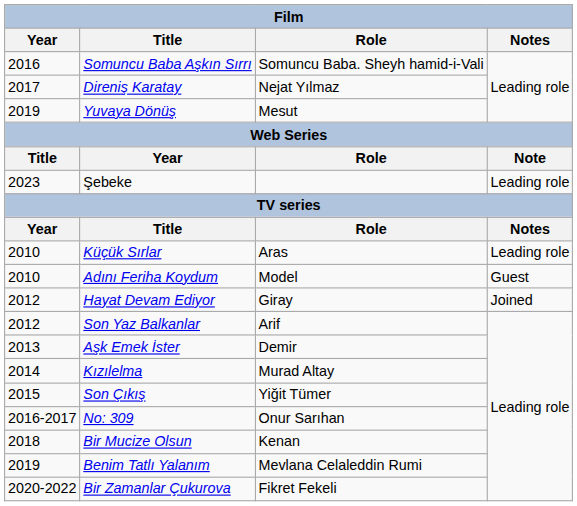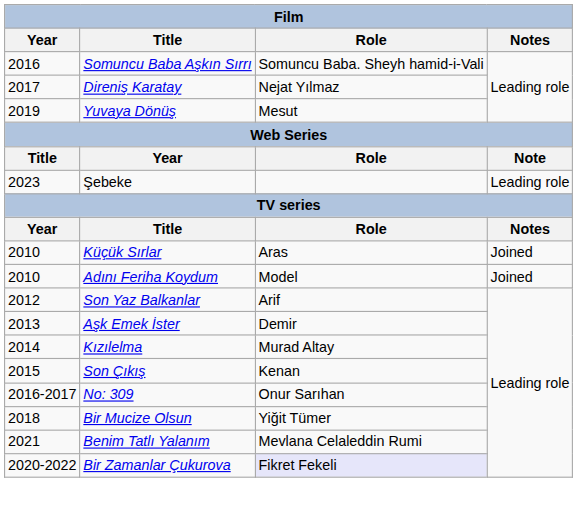(530, 252) Leading role -> (512, 252) Joined
(510, 276) Guest -> (512, 276) Joined
- row: (149, 300)
(295, 394) Yiğit Tümer -> (279, 371) Kenan
(279, 441) Kenan -> (295, 418) Yiğit Tümer
(24, 465) 2019 -> (24, 441) 2021
(298, 489) no background -> (298, 465) lavender background
